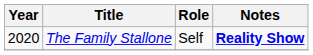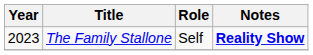(24, 38) 2020 -> (24, 38) 2023
